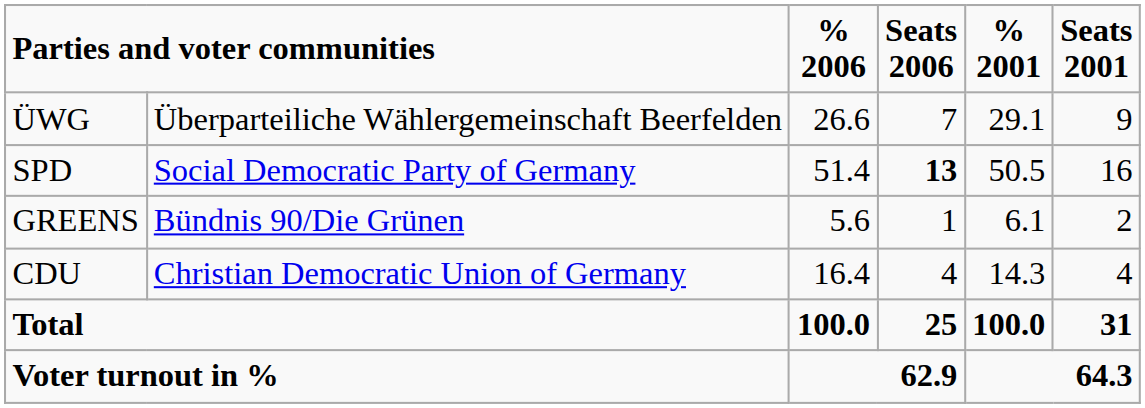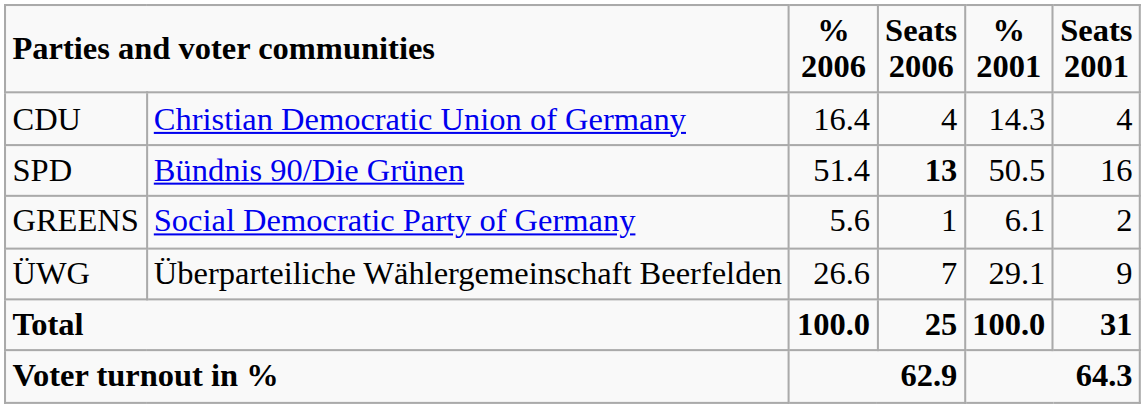rows swapped: (47, 272) <-> (51, 118)
(395, 169) Social Democratic Party of Germany -> (309, 169) Bündnis 90/Die Grünen
(309, 221) Bündnis 90/Die Grünen -> (395, 221) Social Democratic Party of Germany
